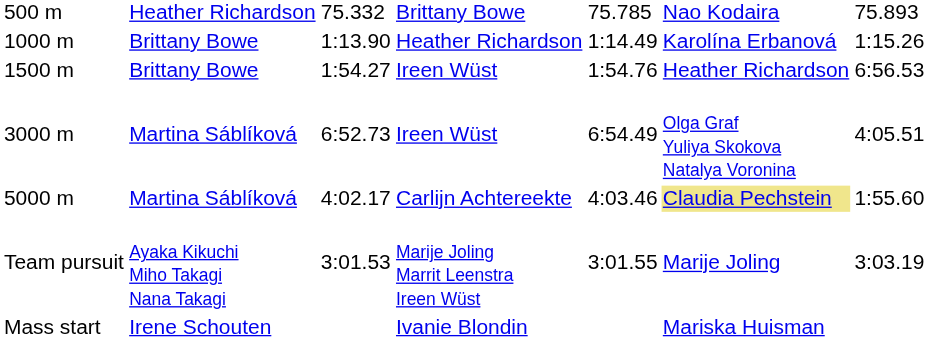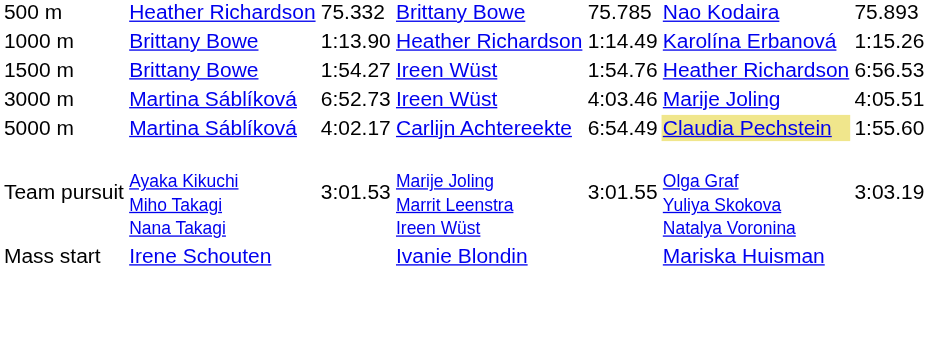(623, 134) 6:54.49 -> (623, 99) 4:03.46
(729, 147) Olga Graf Yuliya Skokova Natalya Voronina -> (722, 99) Marije Joling
(623, 198) 4:03.46 -> (623, 127) 6:54.49
(722, 262) Marije Joling -> (729, 205) Olga Graf Yuliya Skokova Natalya Voronina
